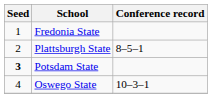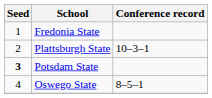(130, 48) 8–5–1 -> (132, 48) 10–3–1
(132, 84) 10–3–1 -> (130, 84) 8–5–1
